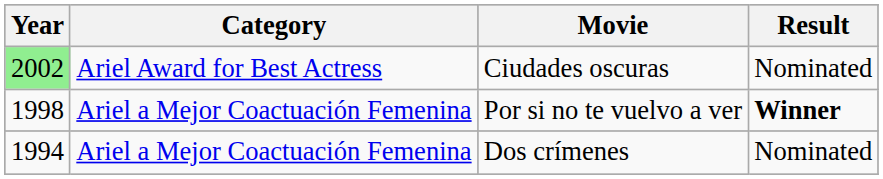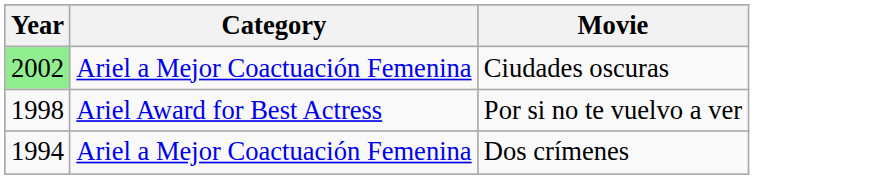- column: (813, 25)
(229, 67) Ariel Award for Best Actress -> (274, 67) Ariel a Mejor Coactuación Femenina
(274, 109) Ariel a Mejor Coactuación Femenina -> (229, 109) Ariel Award for Best Actress
